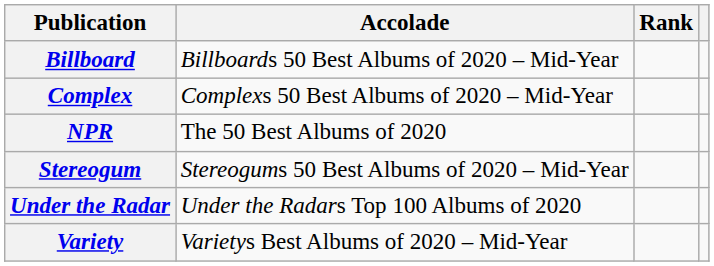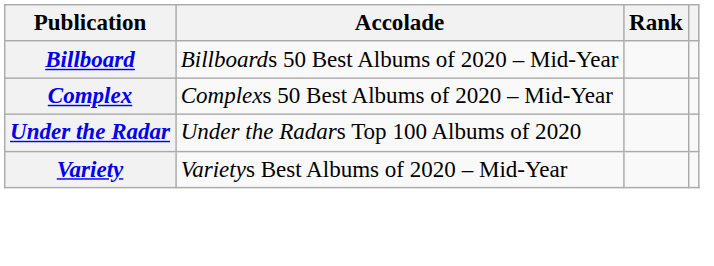- row: (90, 132)
- row: (90, 168)
